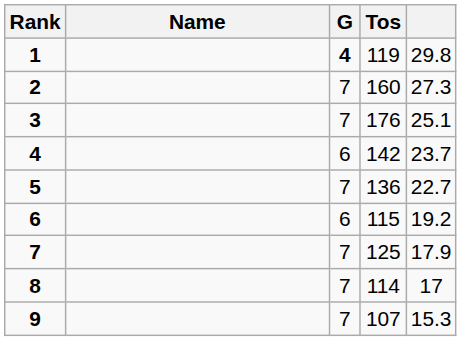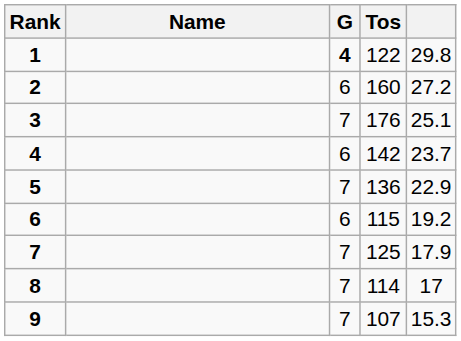(383, 55) 119 -> (383, 55) 122
(345, 88) 7 -> (345, 88) 6
(431, 88) 27.3 -> (431, 88) 27.2
(431, 187) 22.7 -> (431, 187) 22.9
